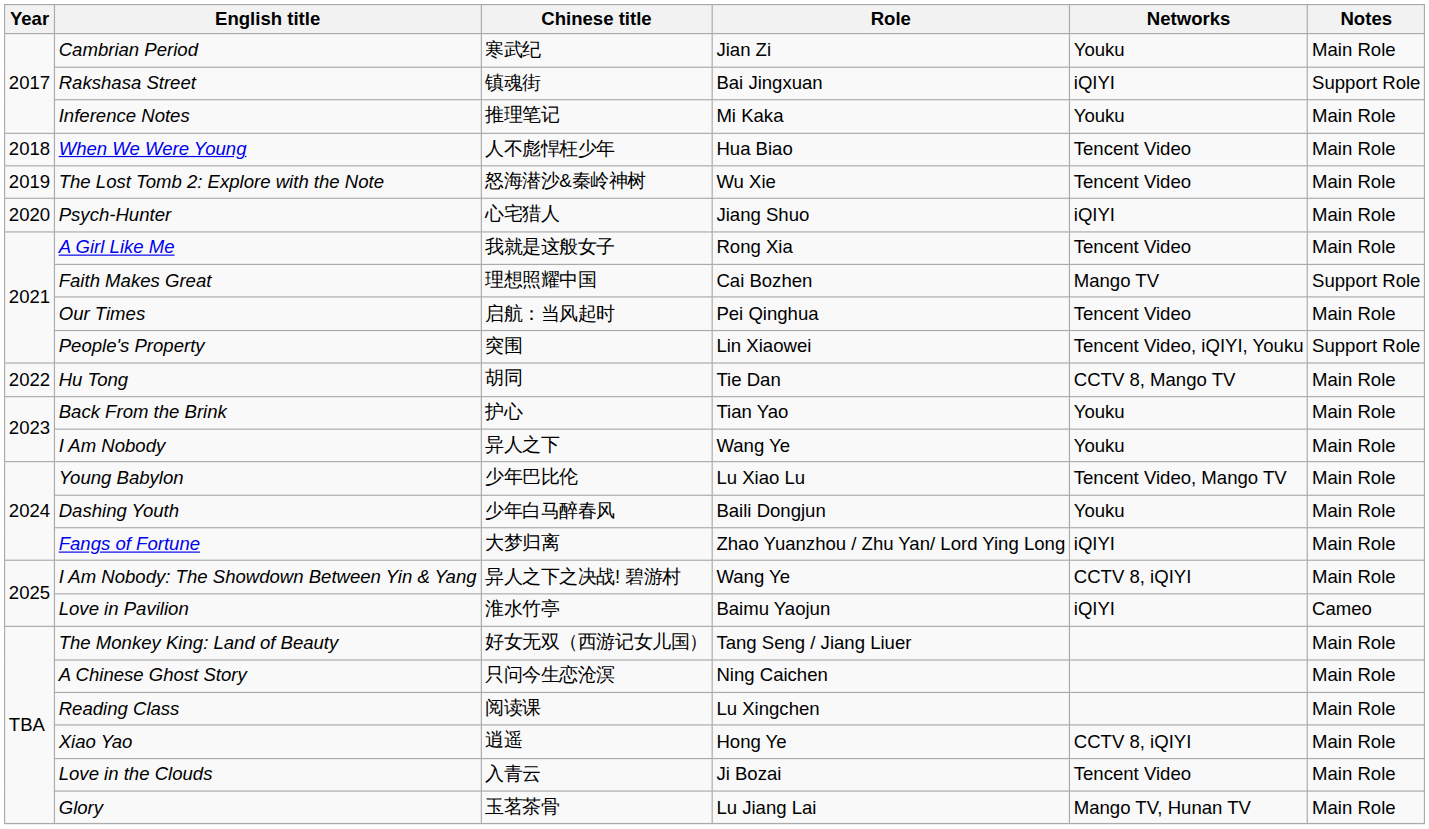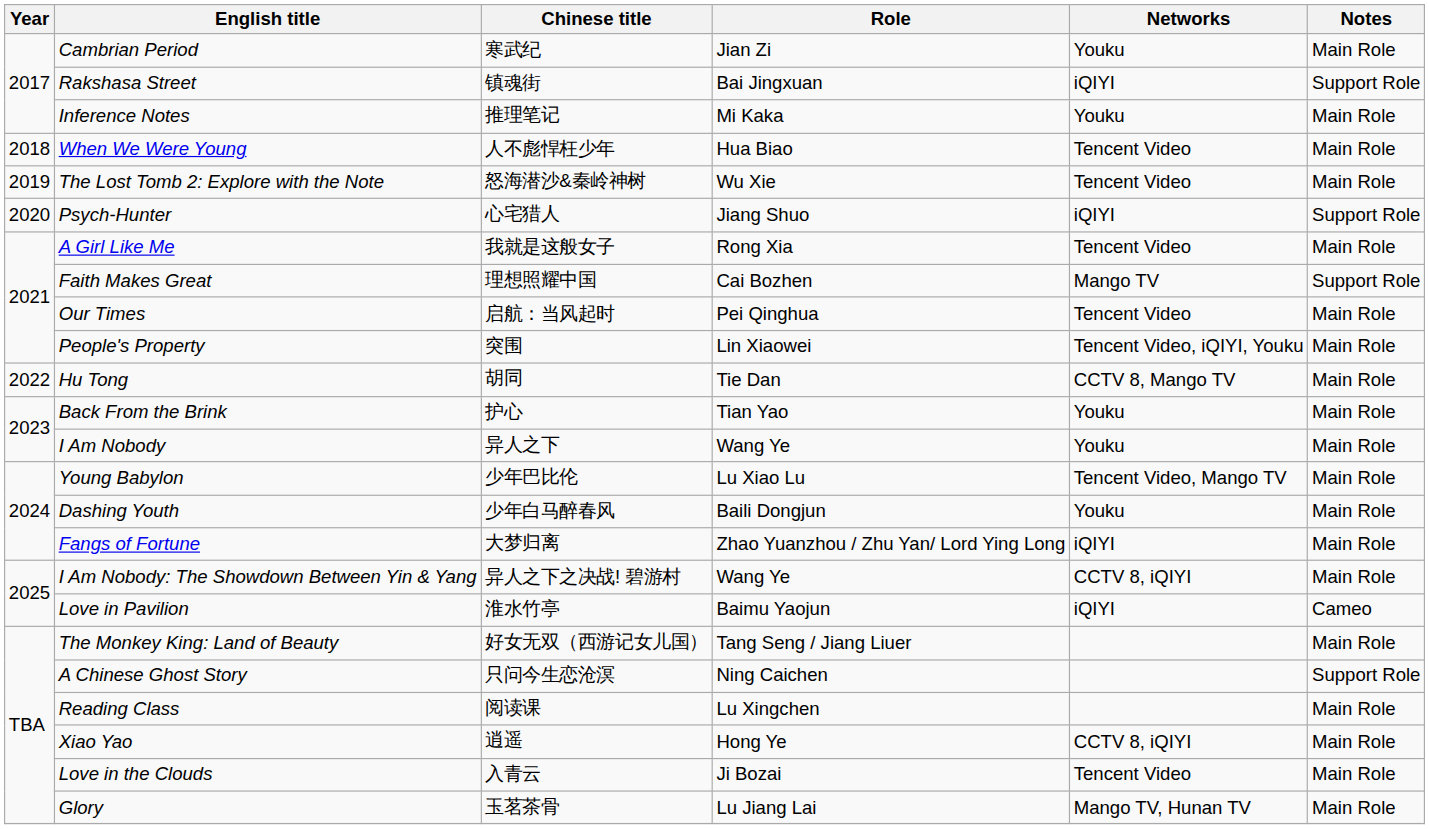(1354, 214) Main Role -> (1366, 214) Support Role
(1366, 346) Support Role -> (1354, 346) Main Role
(1354, 675) Main Role -> (1366, 675) Support Role
